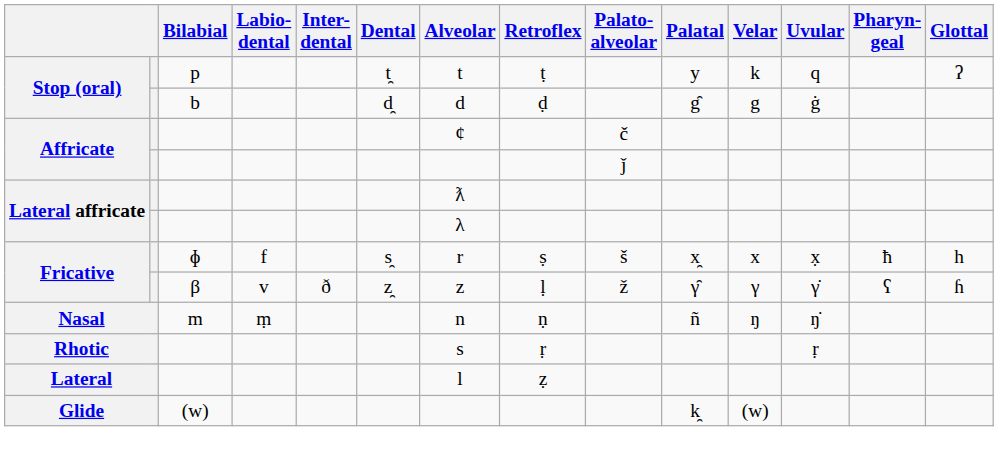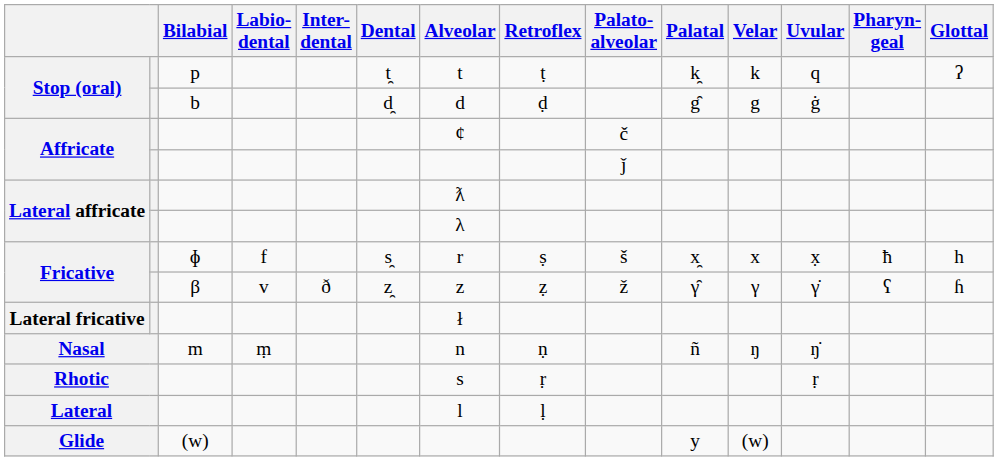(695, 72) y -> (695, 72) k̯
(543, 287) ḷ -> (543, 287) ẓ
+ row: (77, 317)
(543, 379) ẓ -> (543, 410) ḷ
(695, 410) k̯ -> (695, 440) y
